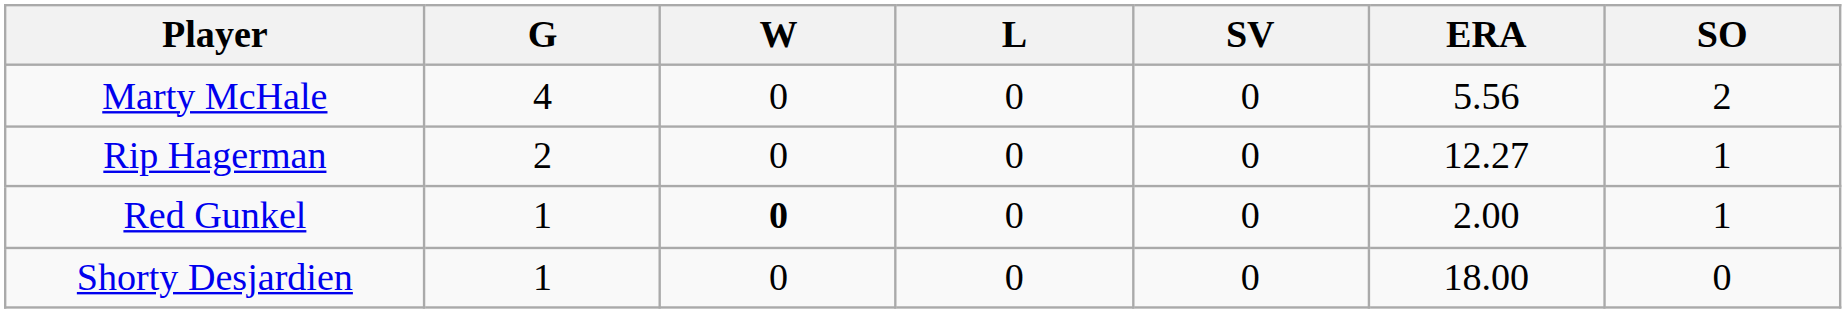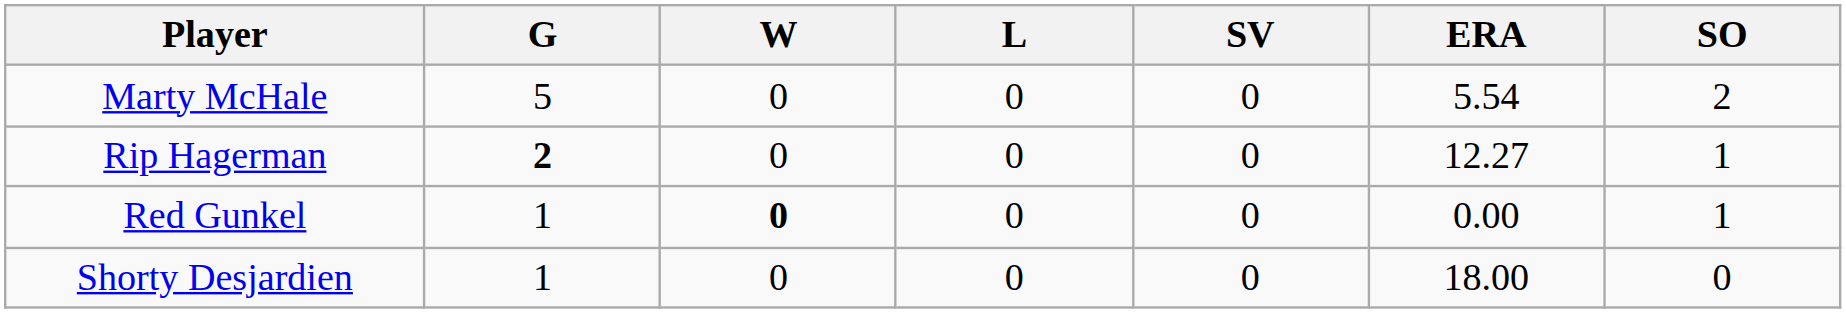(543, 95) 4 -> (543, 95) 5
(1486, 95) 5.56 -> (1486, 95) 5.54
(543, 155) normal -> (543, 155) bold
(1486, 215) 2.00 -> (1486, 215) 0.00
